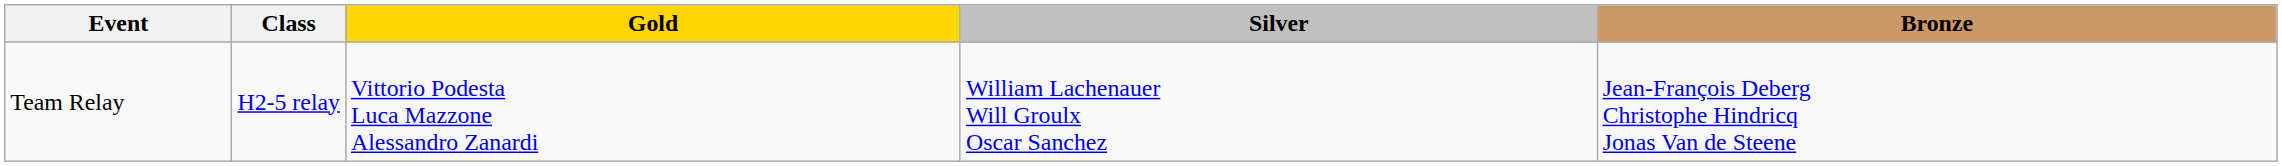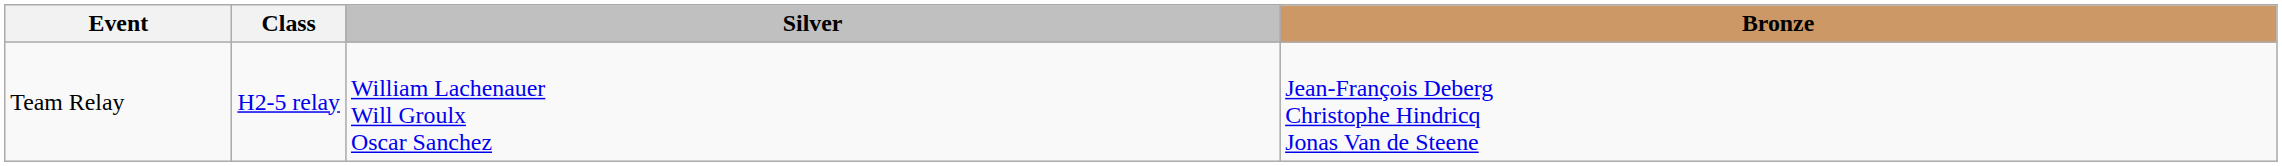- column: (653, 23)
